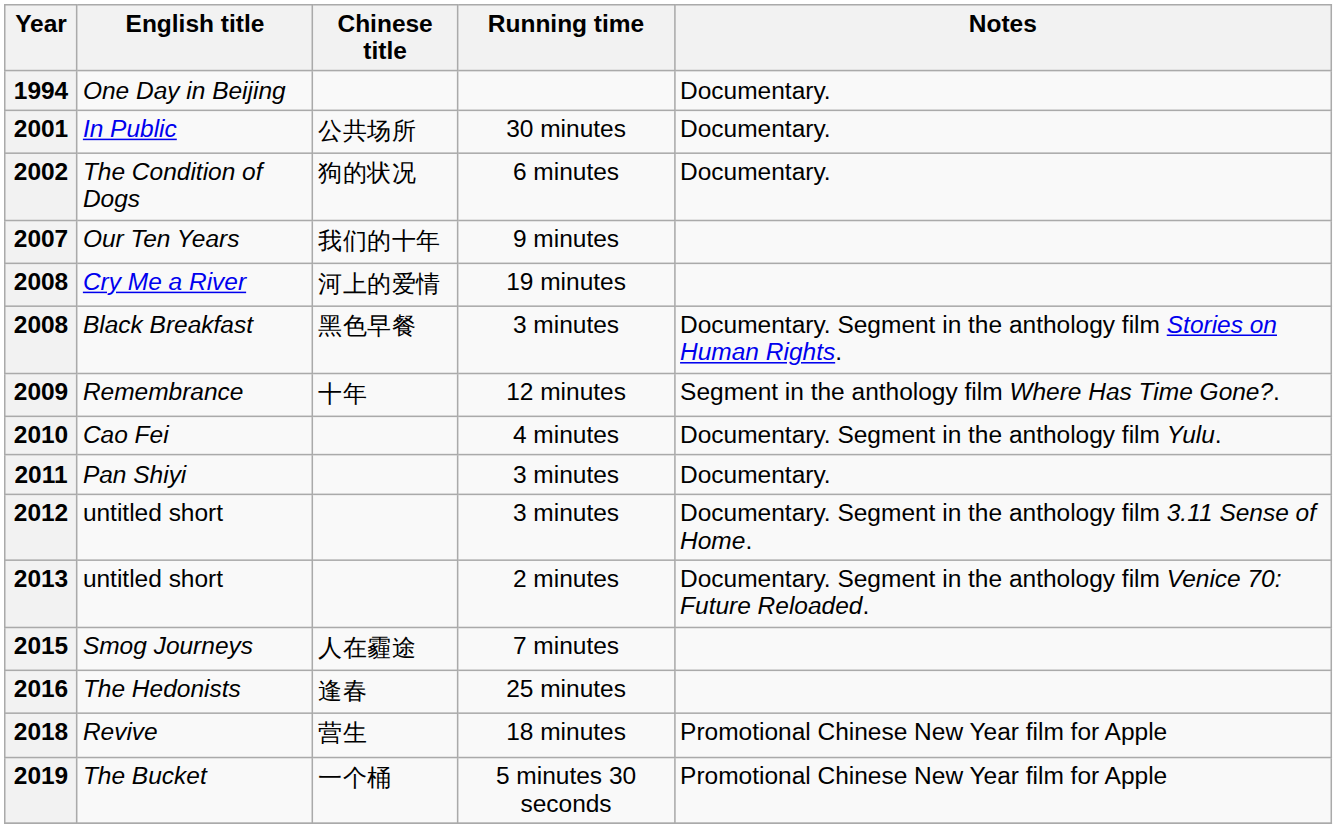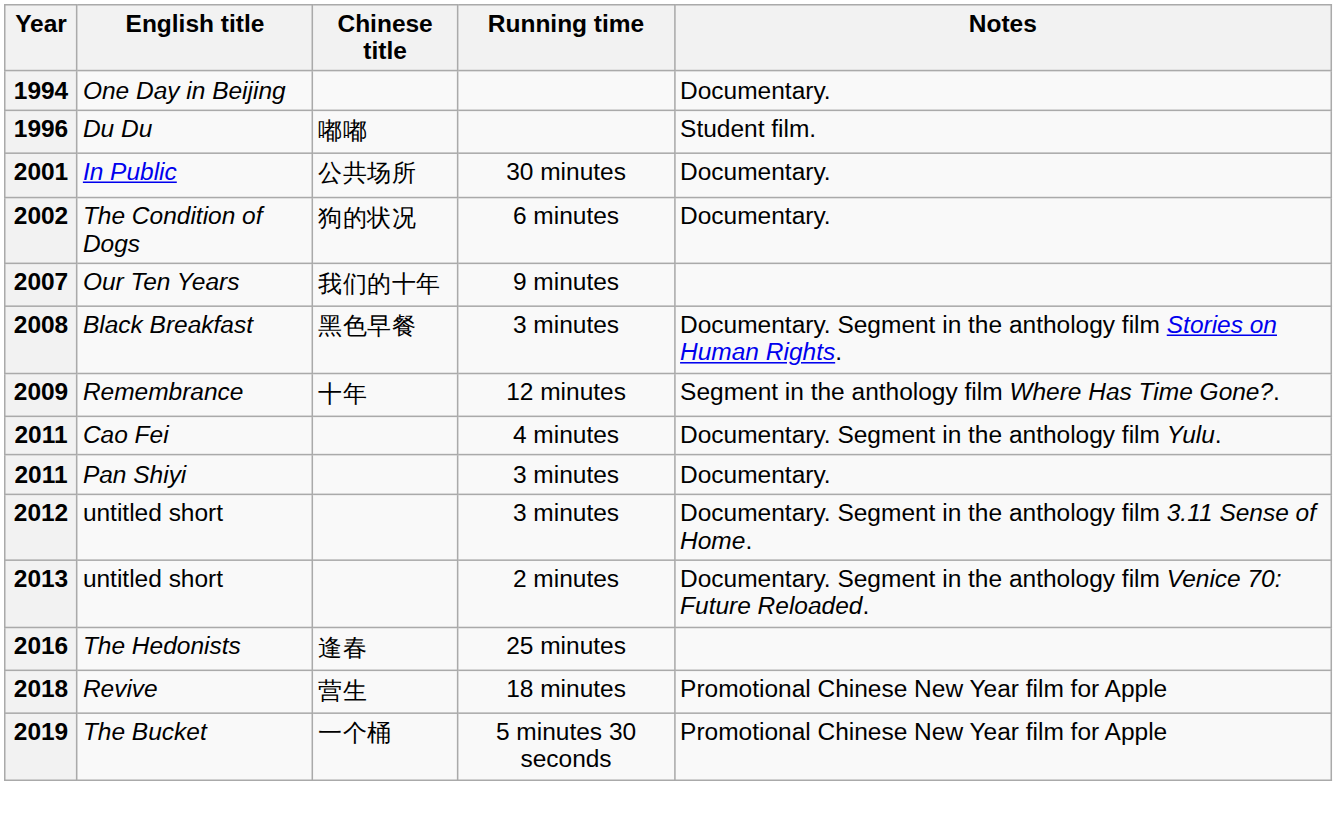+ row: (118, 129)
- row: (165, 282)
(41, 435) 2010 -> (41, 435) 2011
- row: (168, 645)
